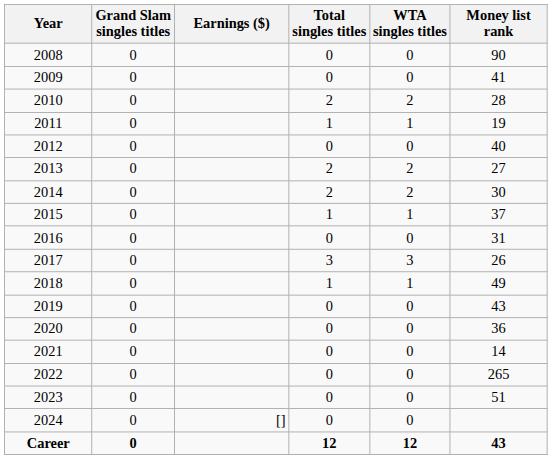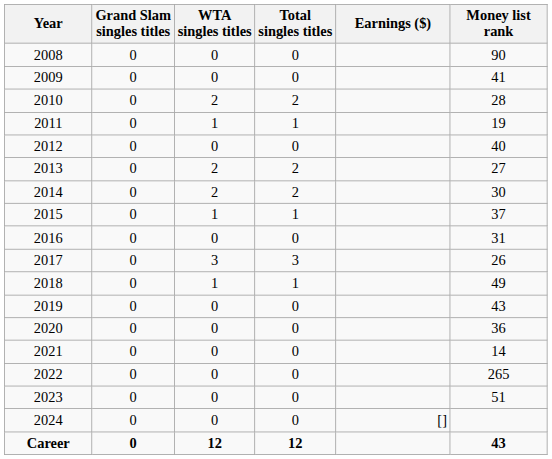columns swapped: (410, 24) <-> (232, 24)
